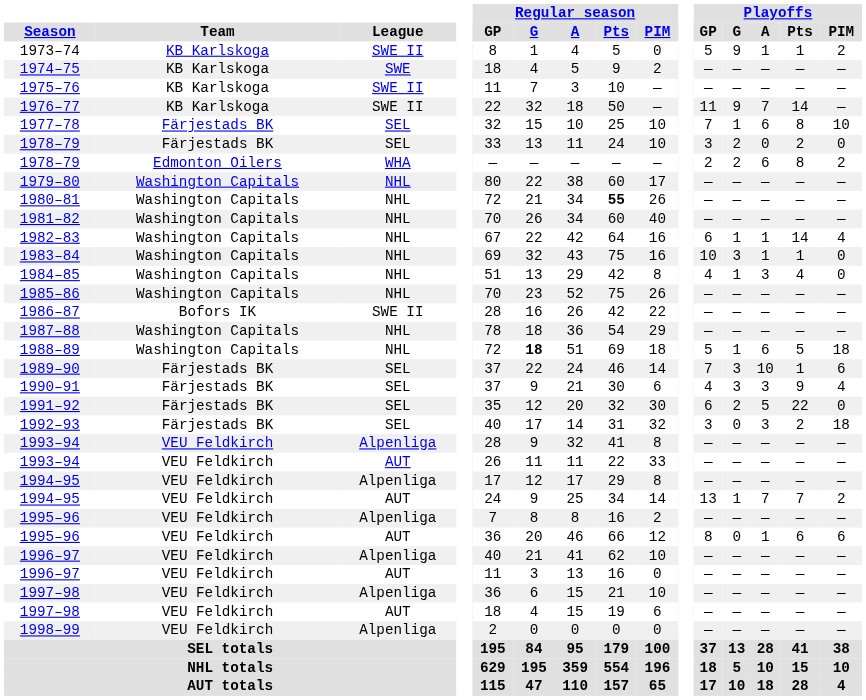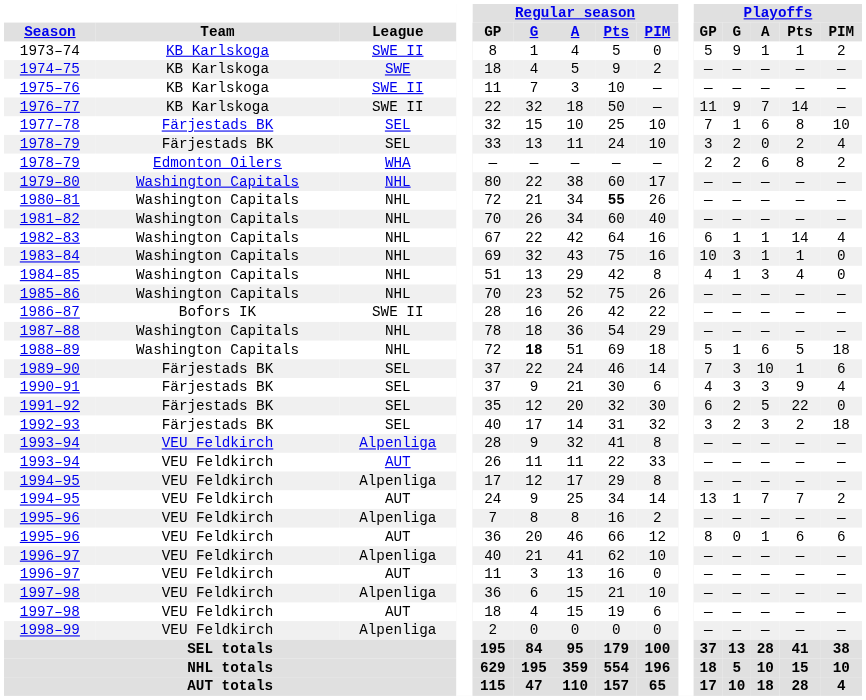(841, 144) 0 -> (841, 144) 4
(737, 425) 0 -> (737, 425) 2
